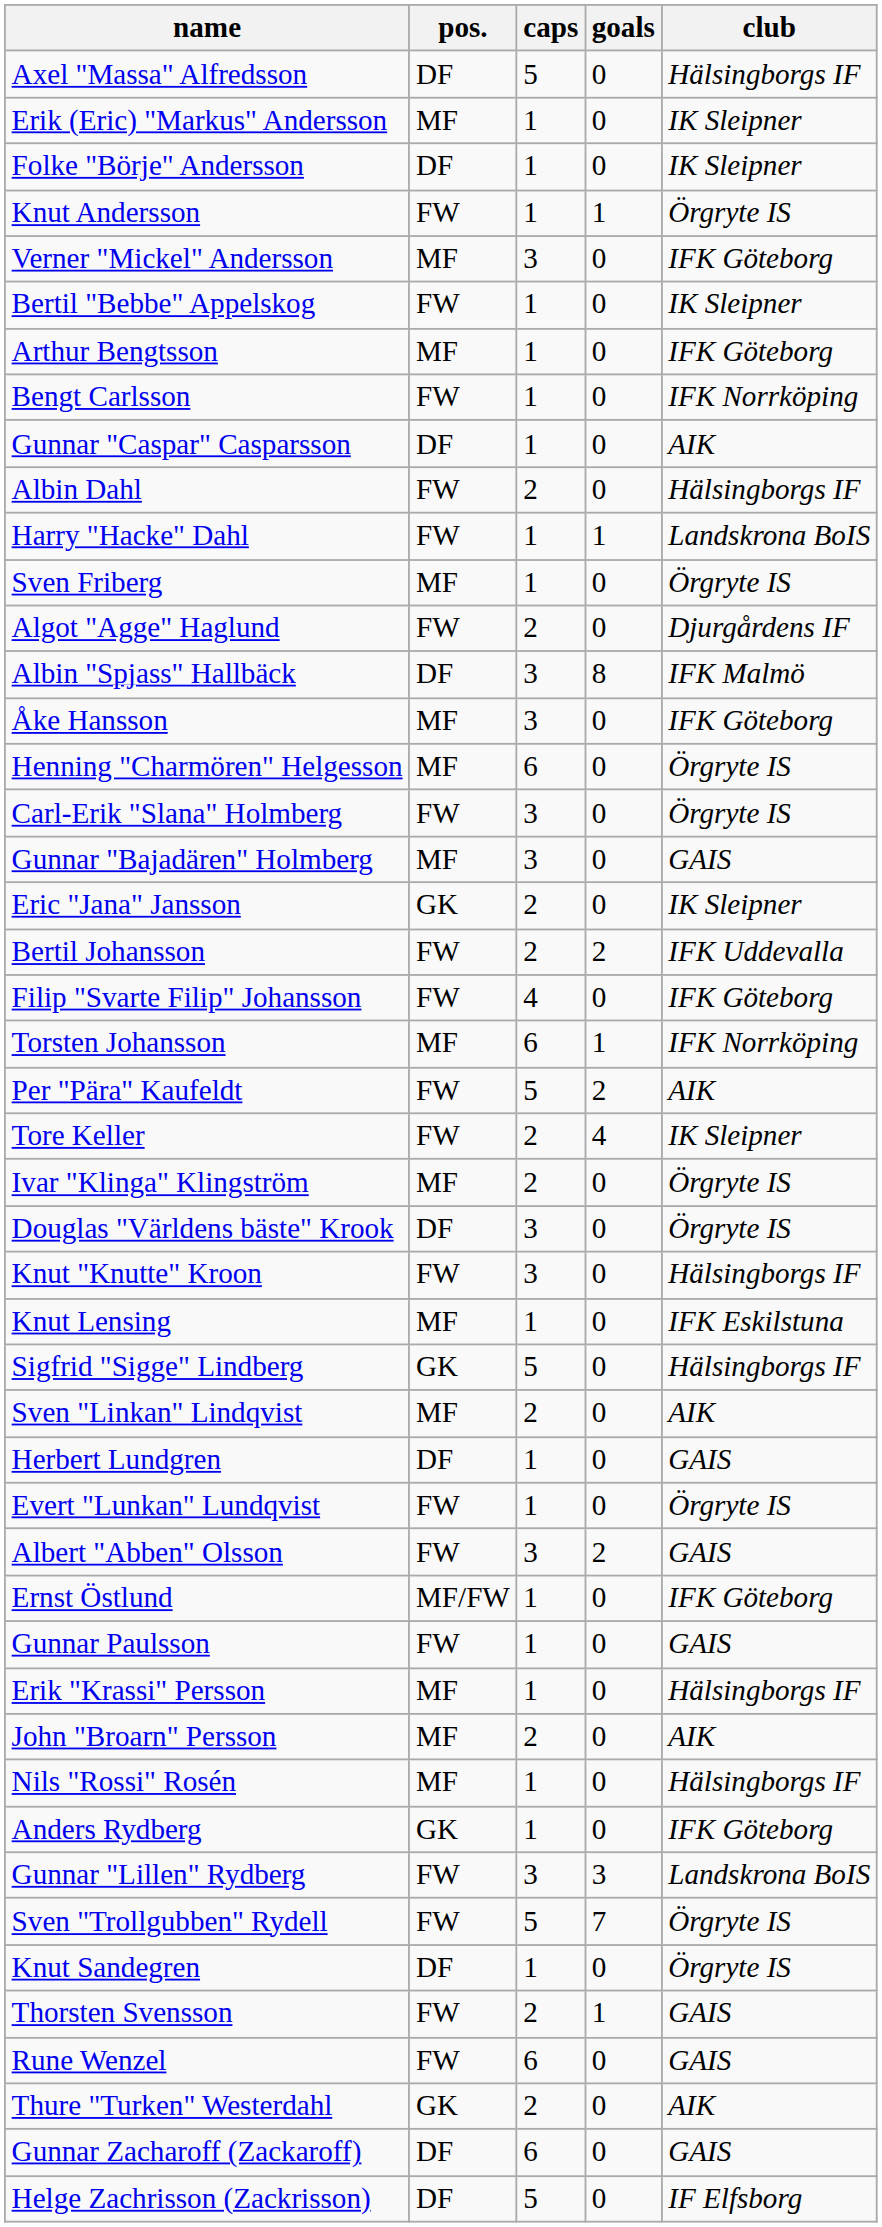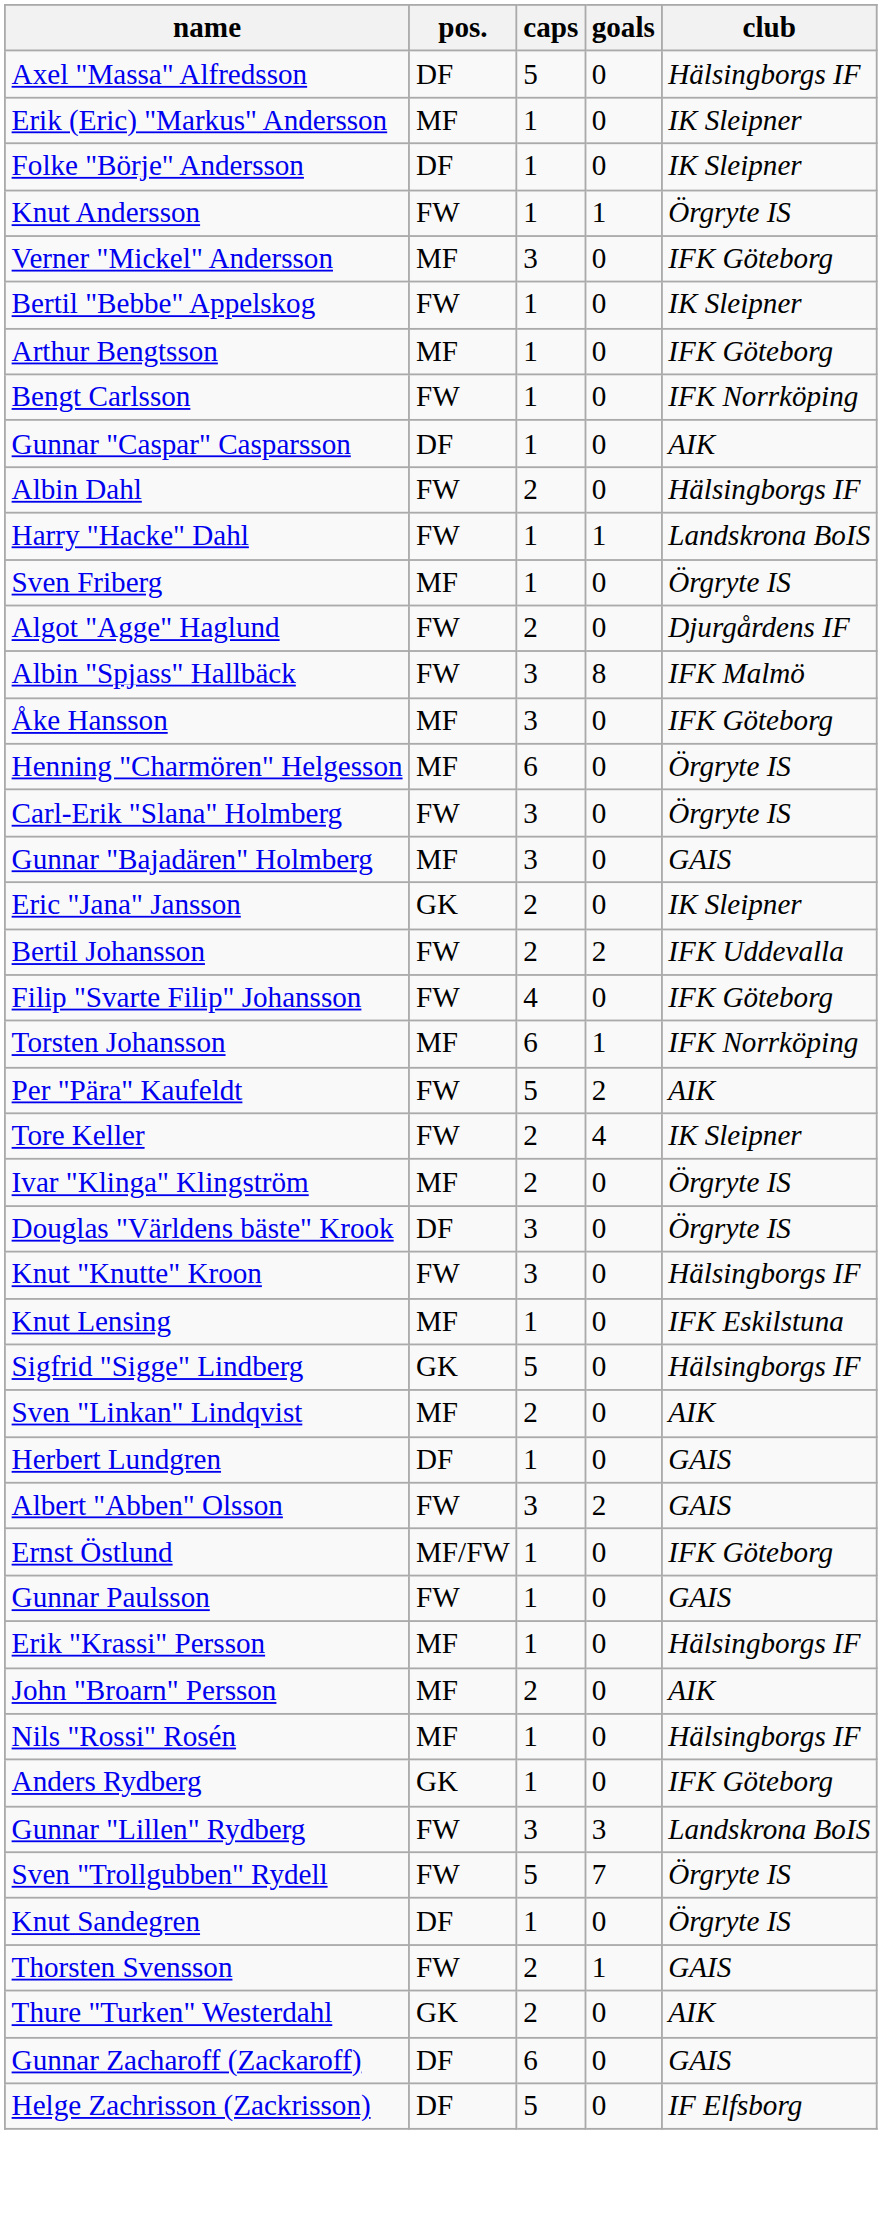(435, 674) DF -> (438, 674) FW
- row: (166, 1505)
- row: (89, 2059)
